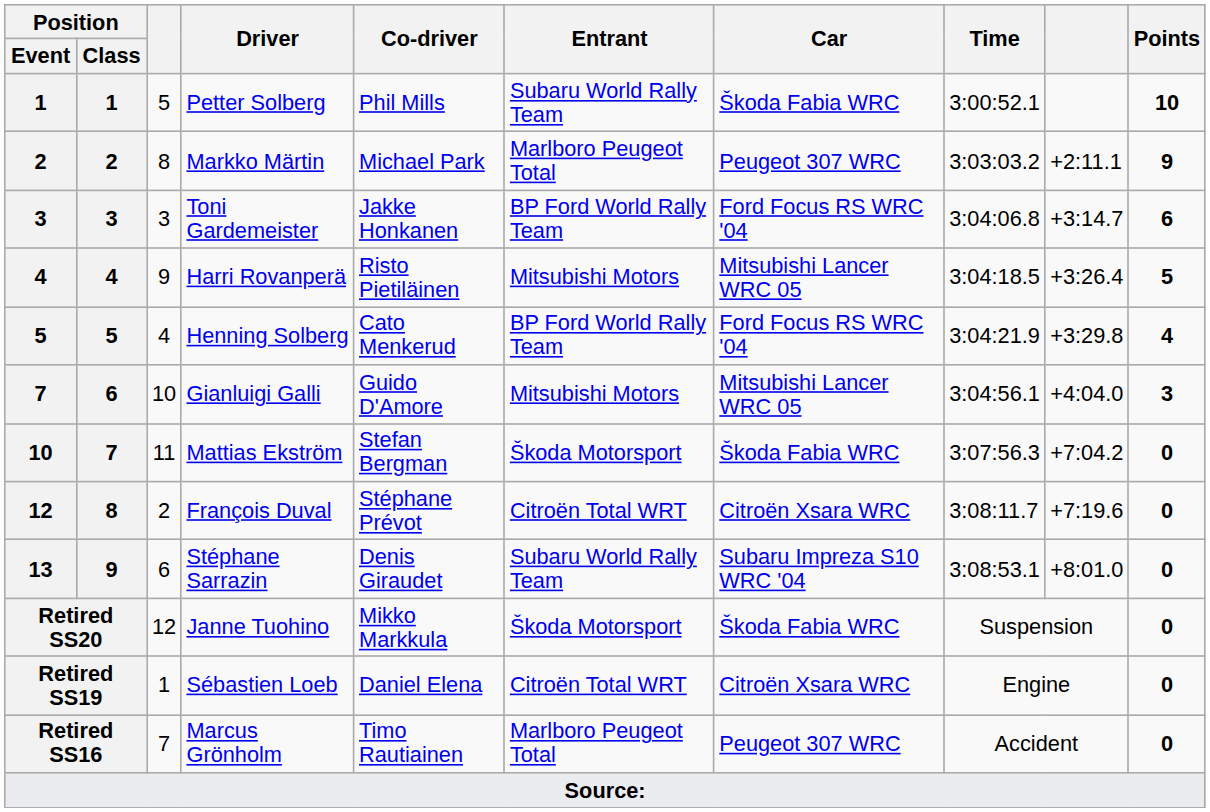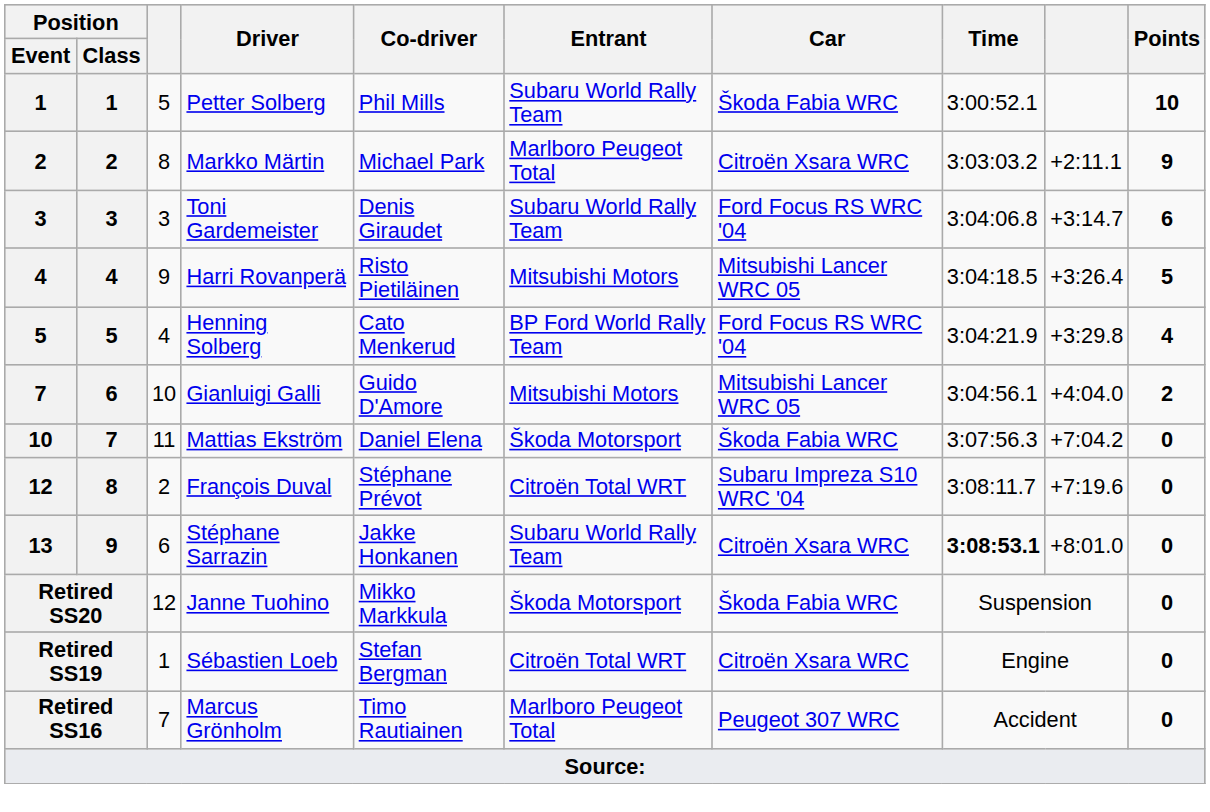(810, 160) Peugeot 307 WRC -> (813, 160) Citroën Xsara WRC
(409, 219) Jakke Honkanen -> (400, 219) Denis Giraudet
(608, 219) BP Ford World Rally Team -> (603, 219) Subaru World Rally Team
(1167, 394) 3 -> (1167, 394) 2
(403, 452) Stefan Bergman -> (420, 440) Daniel Elena
(815, 510) Citroën Xsara WRC -> (818, 486) Subaru Impreza S10 WRC '04
(401, 569) Denis Giraudet -> (408, 545) Jakke Honkanen
(819, 569) Subaru Impreza S10 WRC '04 -> (813, 545) Citroën Xsara WRC
(995, 569) normal -> (993, 545) bold
(421, 685) Daniel Elena -> (403, 661) Stefan Bergman
